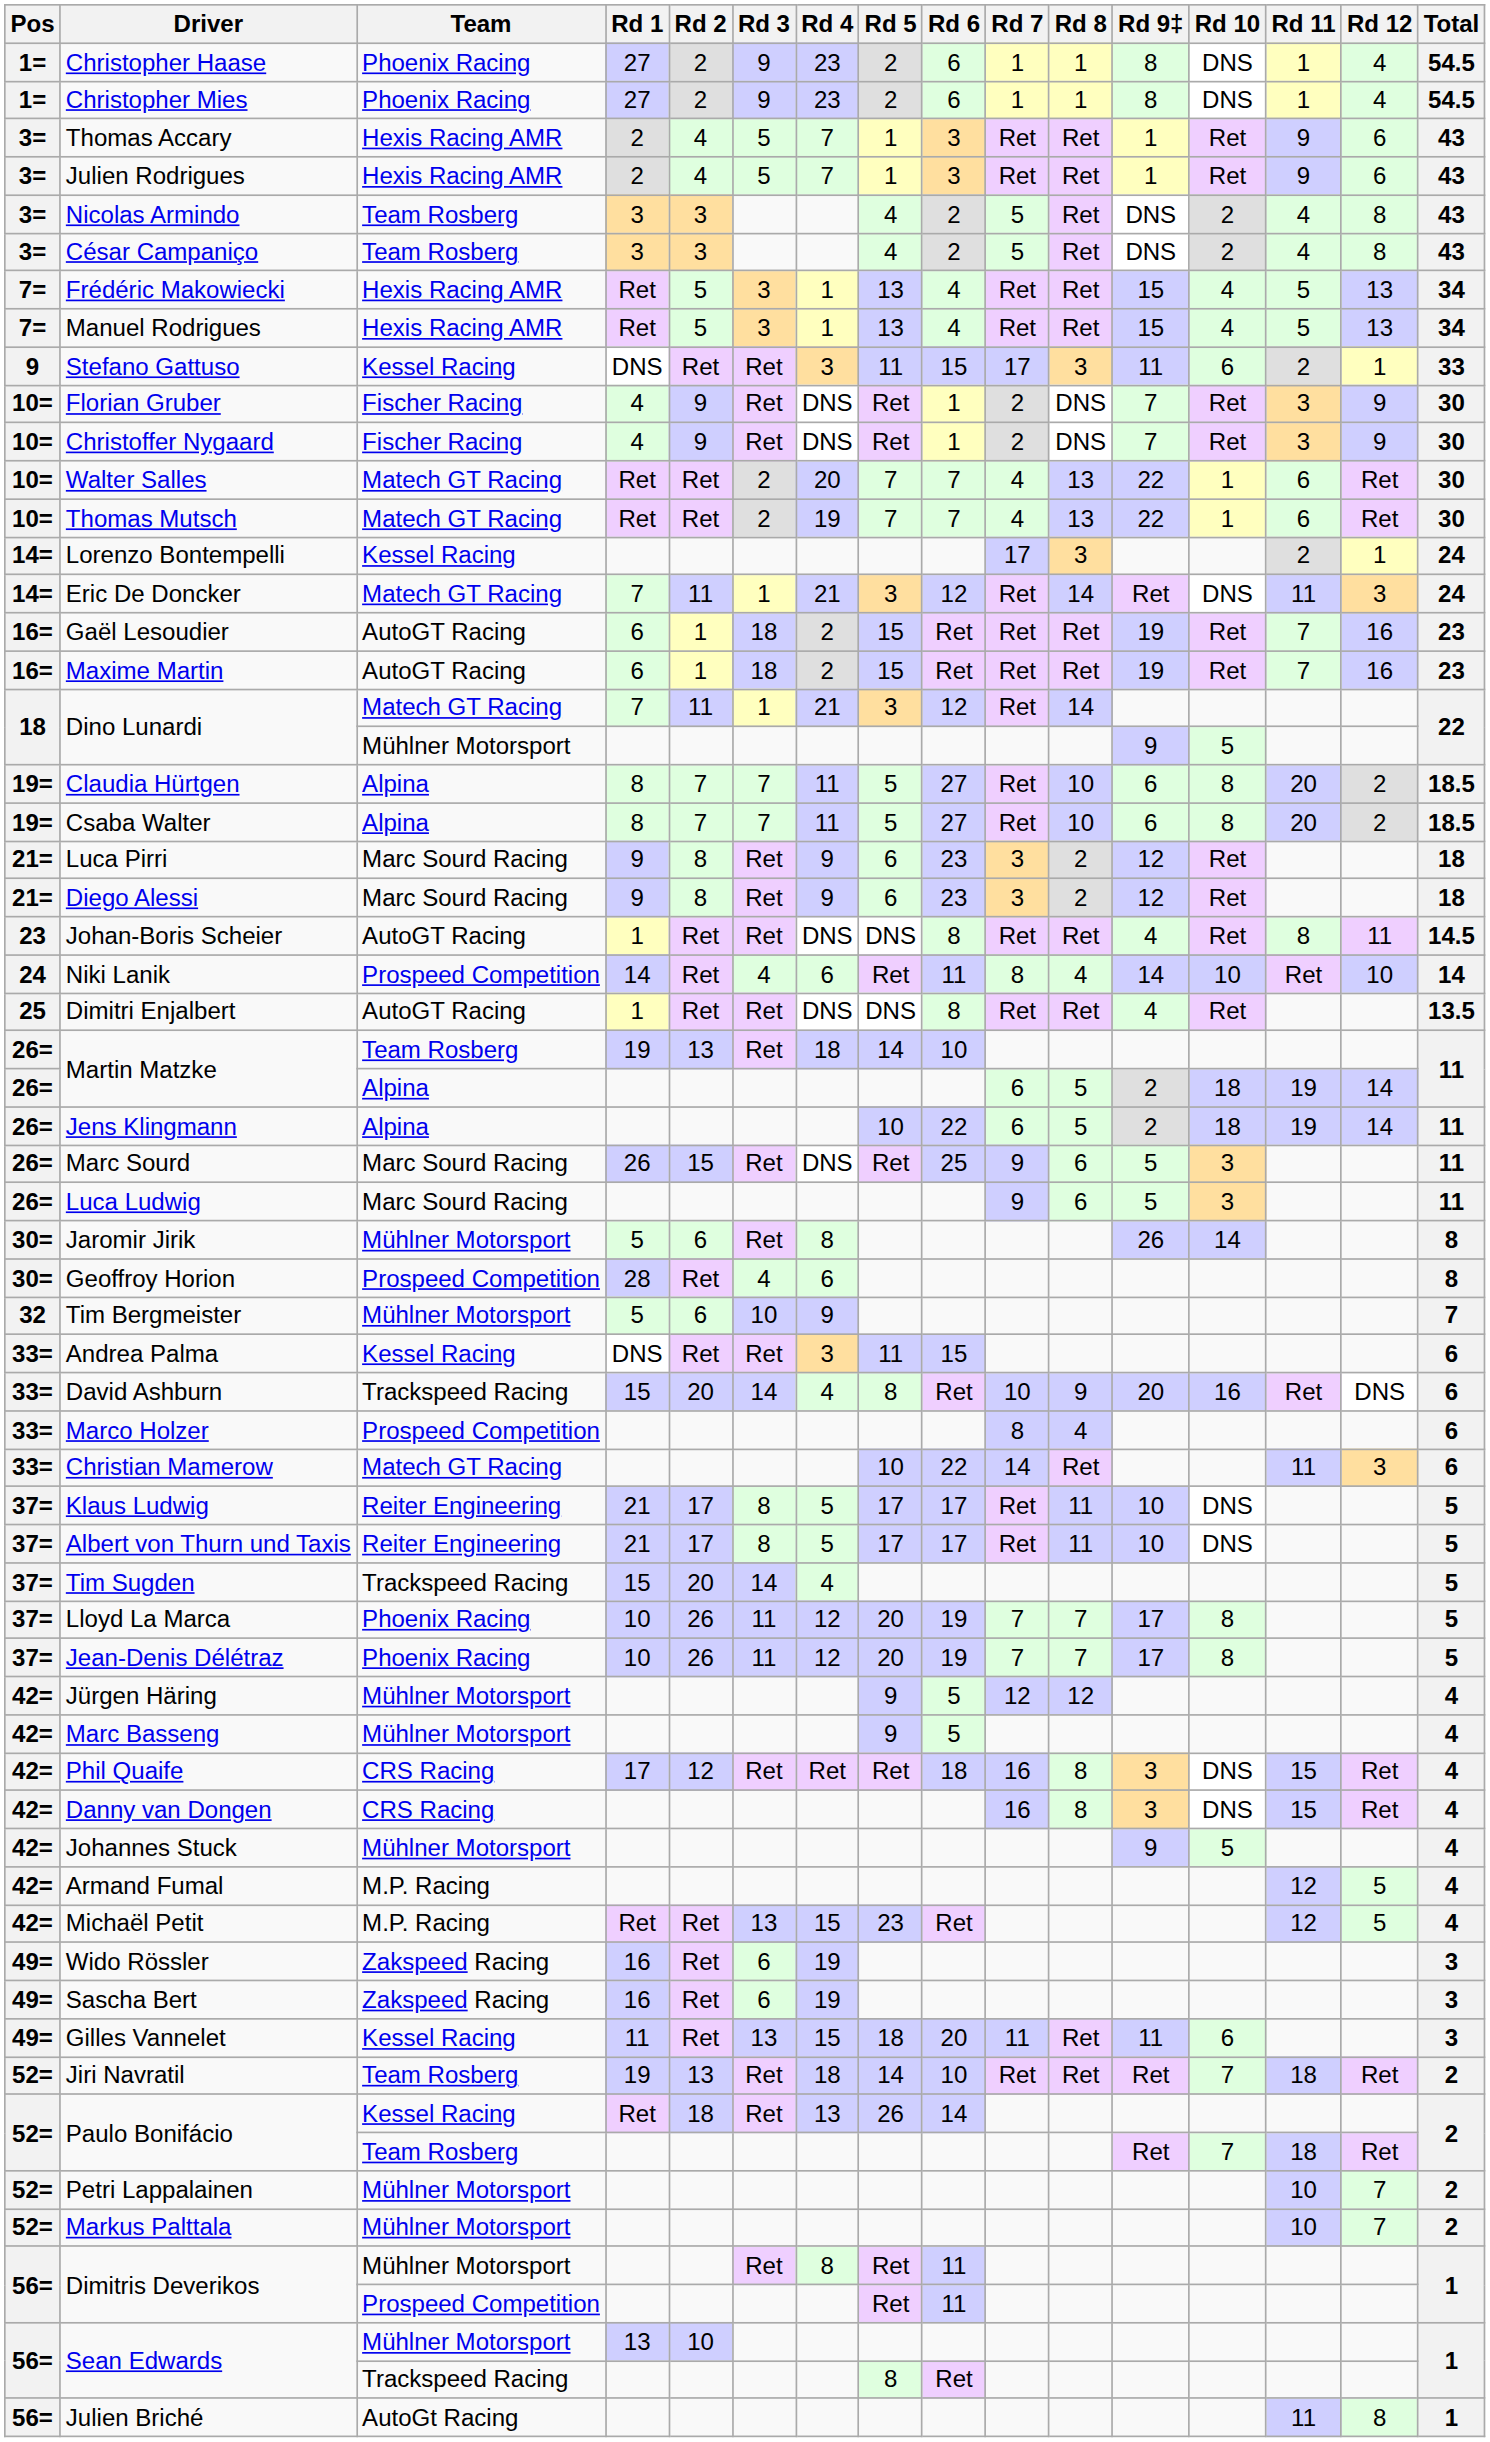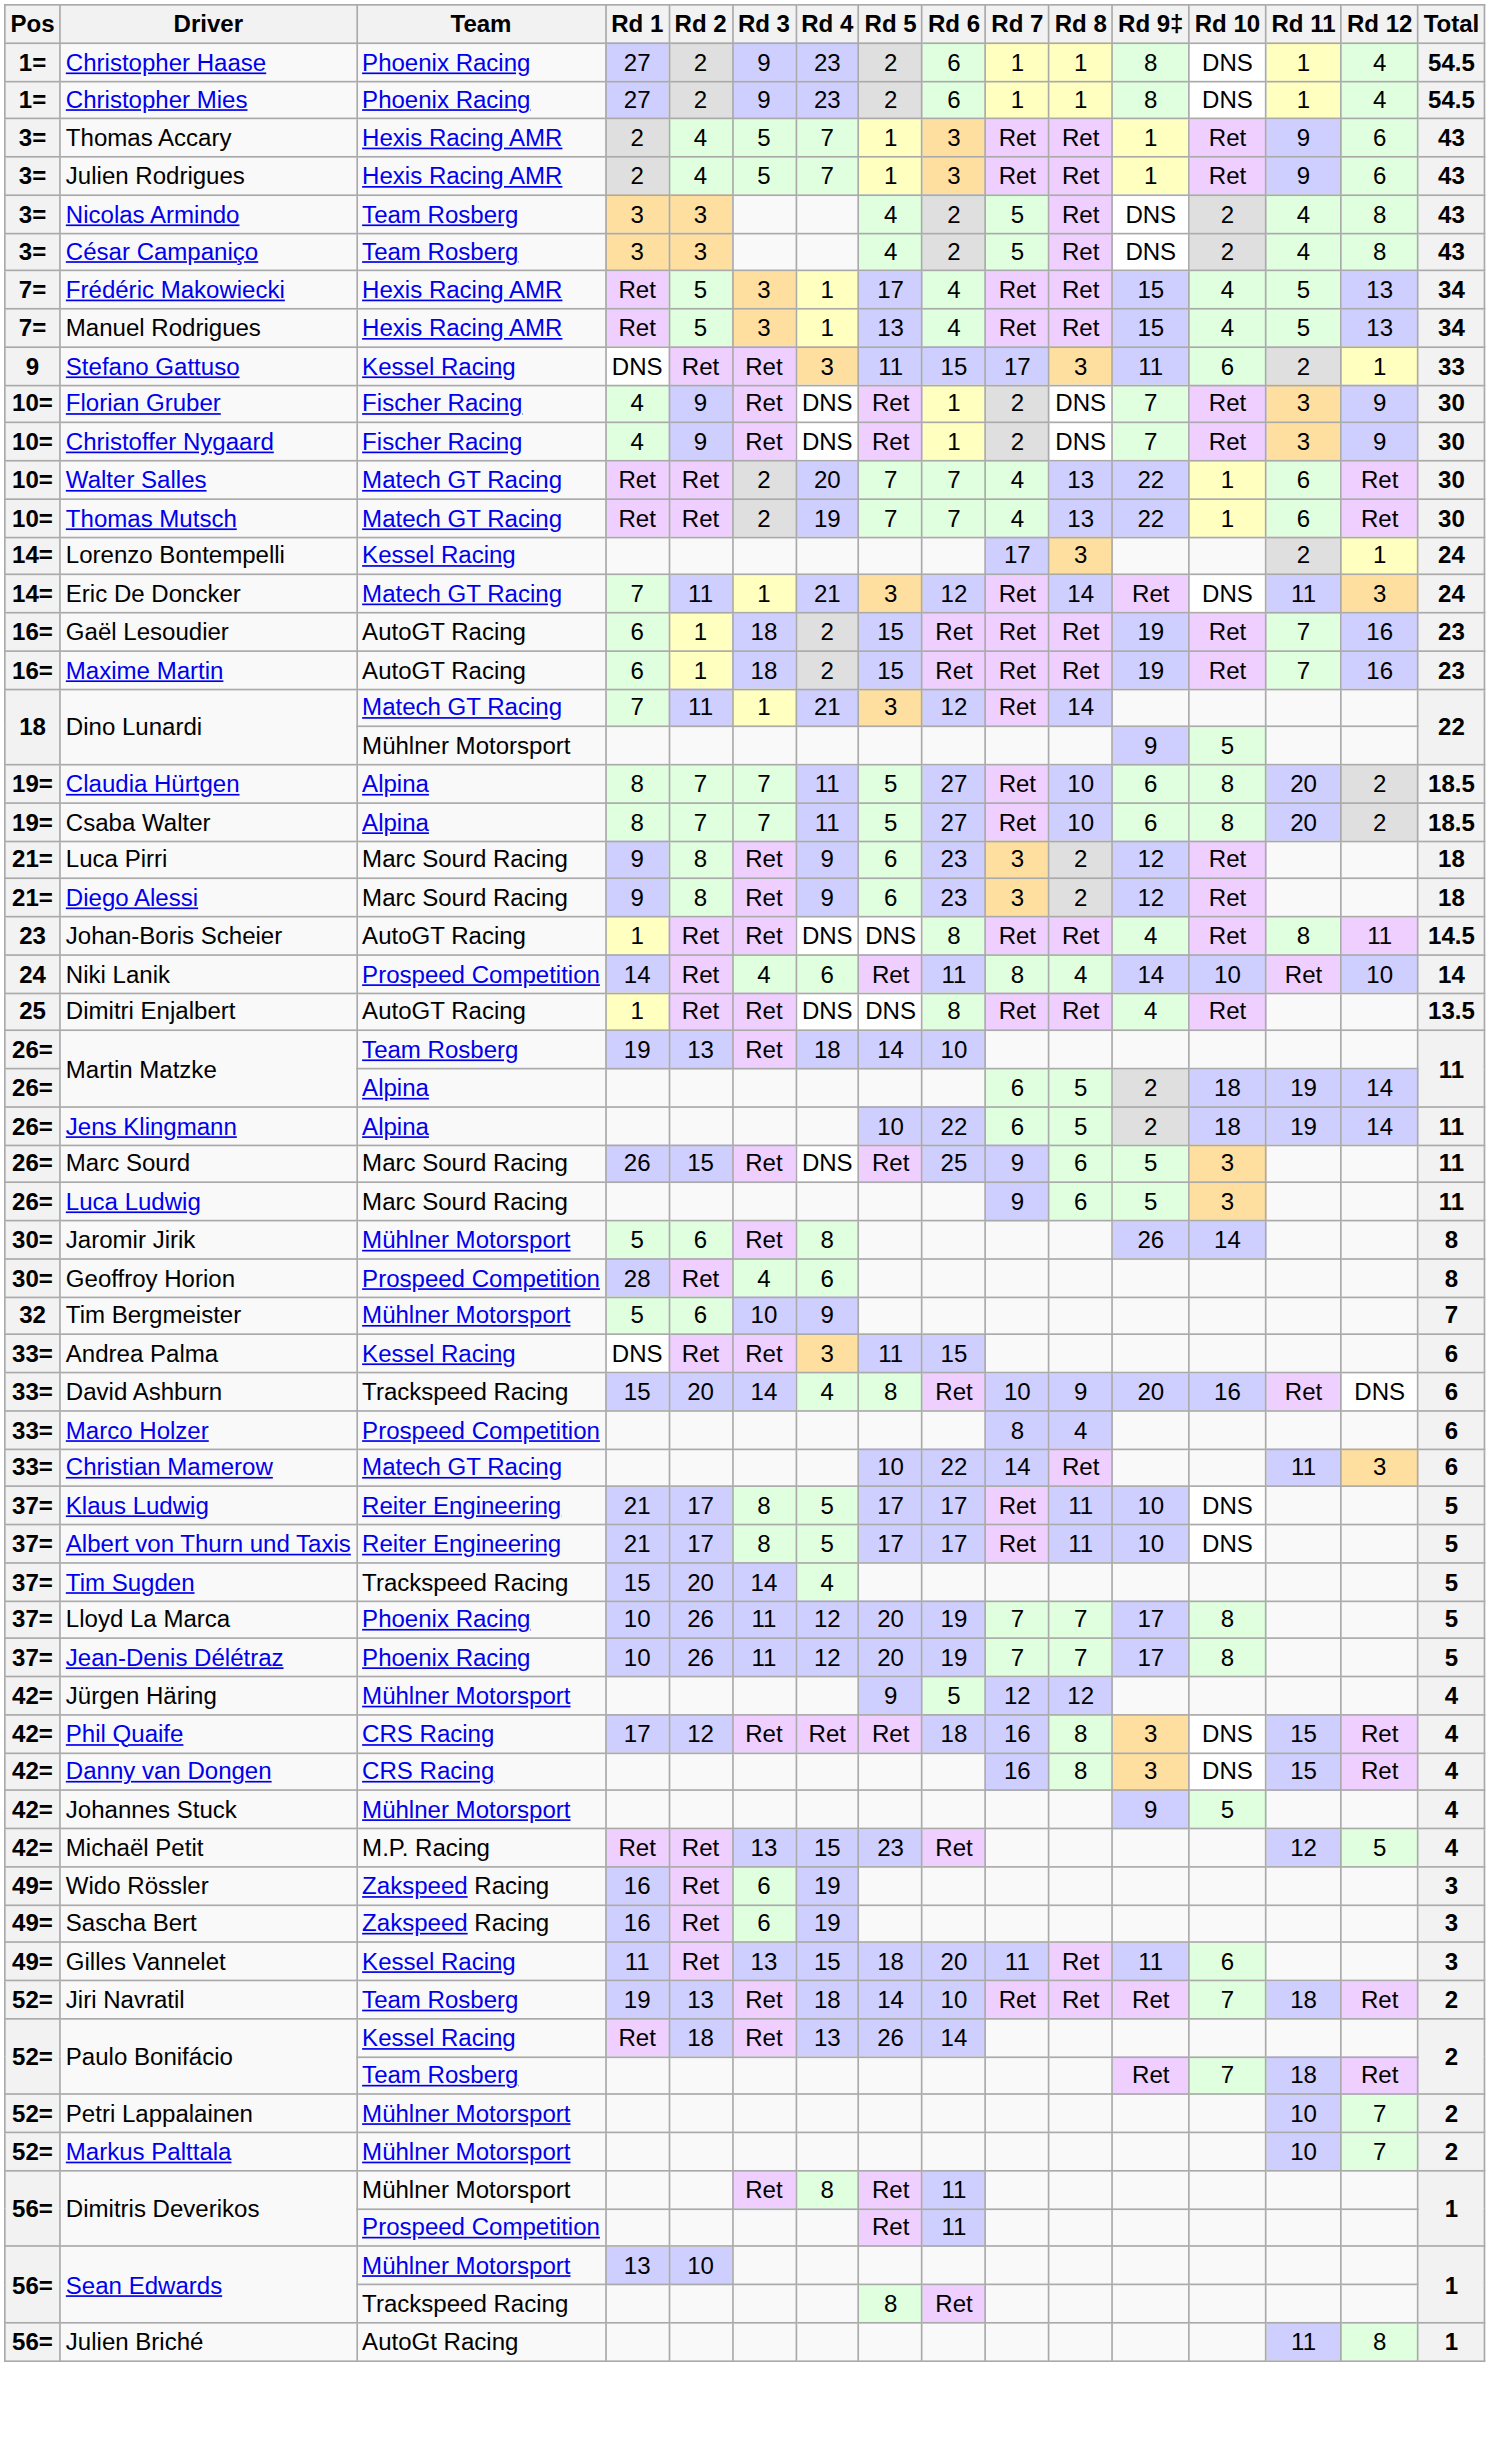(891, 290) 13 -> (891, 290) 17
- row: (143, 1734)
- row: (145, 1886)
